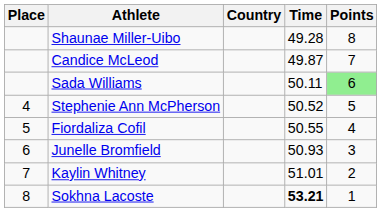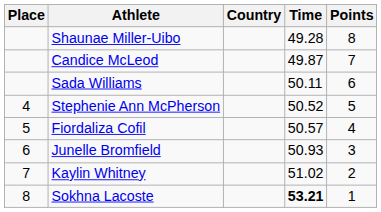(352, 83) lightgreen background -> (352, 83) no background
(306, 128) 50.55 -> (306, 128) 50.57
(306, 173) 51.01 -> (306, 173) 51.02
